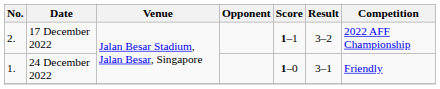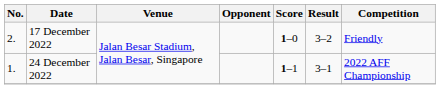(289, 37) 1–1 -> (289, 37) 1–0
(377, 37) 2022 AFF Championship -> (363, 37) Friendly
(289, 68) 1–0 -> (289, 68) 1–1
(363, 68) Friendly -> (377, 68) 2022 AFF Championship
